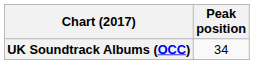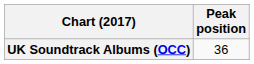(221, 49) 34 -> (221, 49) 36
